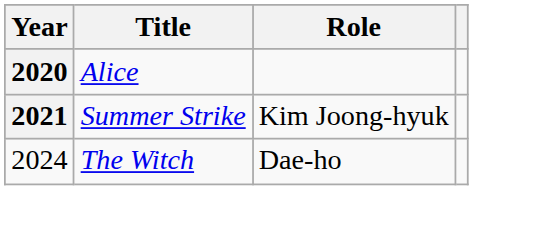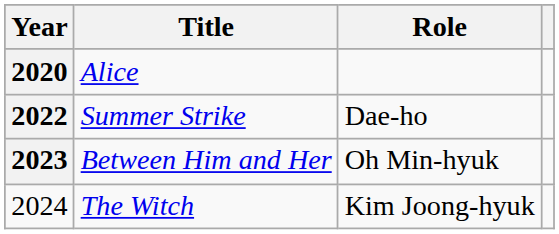(40, 116) 2021 -> (40, 116) 2022
(354, 116) Kim Joong-hyuk -> (386, 116) Dae-ho
+ row: (206, 160)
(300, 160) Dae-ho -> (440, 205) Kim Joong-hyuk
